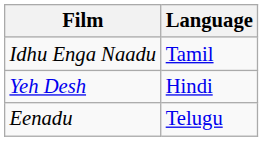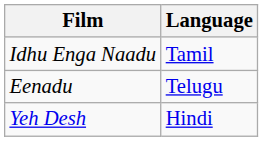rows swapped: (48, 86) <-> (41, 119)
